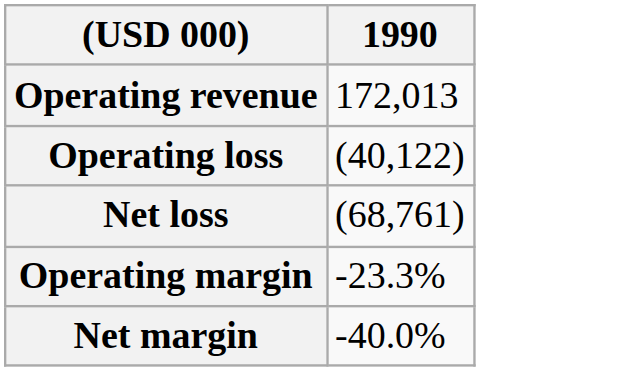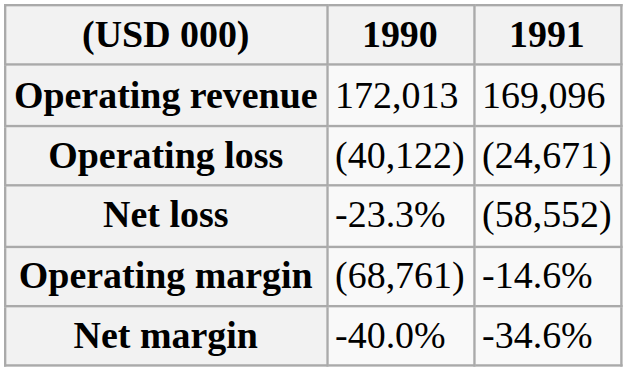+ column: (547, 34)
(400, 214) (68,761) -> (390, 214) -23.3%
(390, 275) -23.3% -> (400, 275) (68,761)
